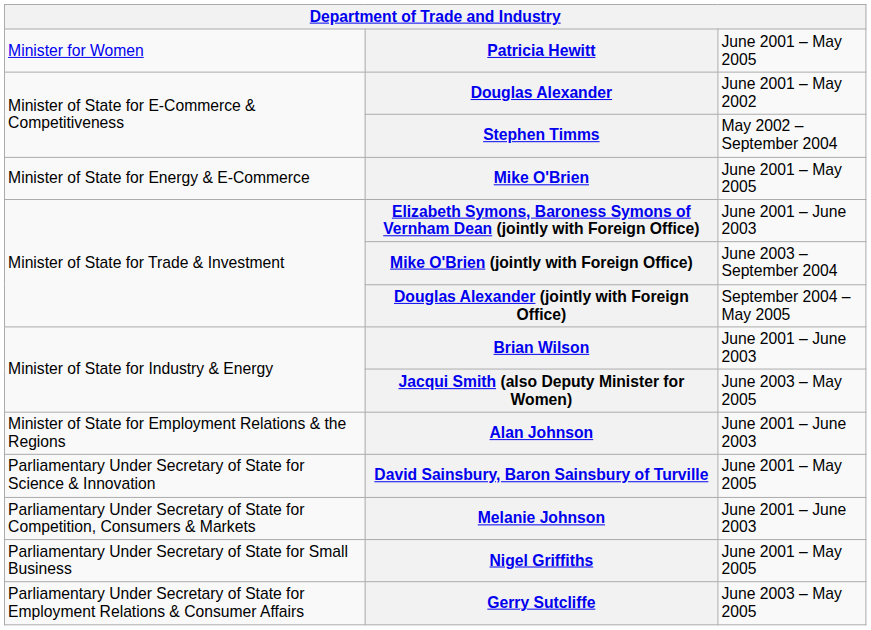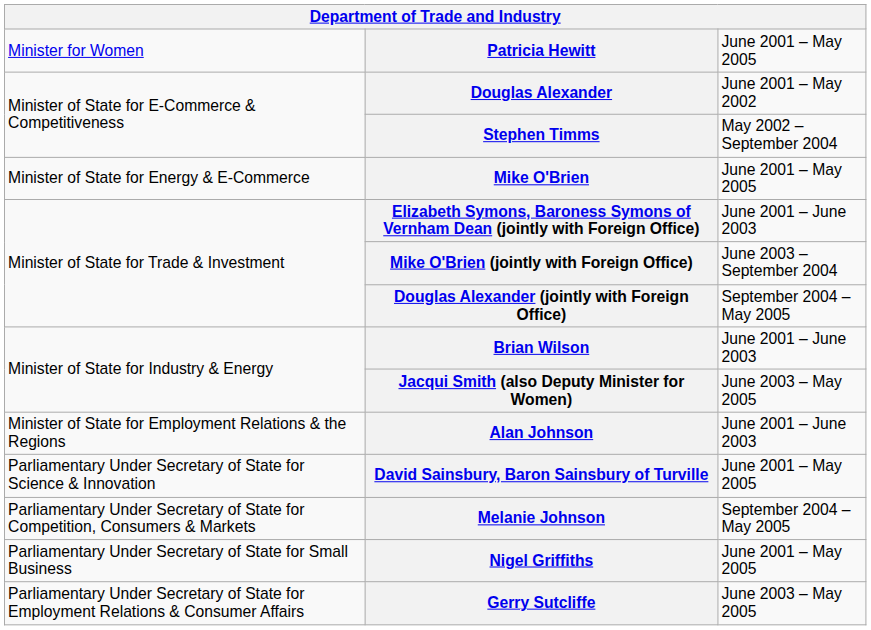(784, 518) June 2001 – June 2003 -> (786, 518) September 2004 – May 2005
